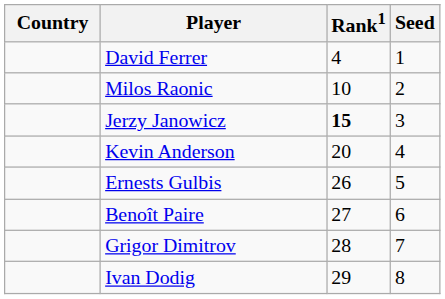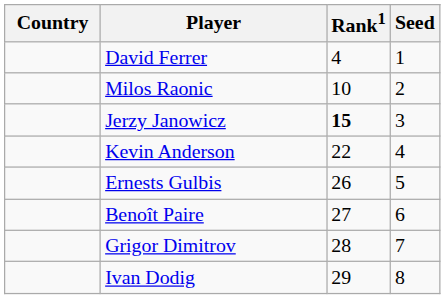(341, 151) 20 -> (341, 151) 22
